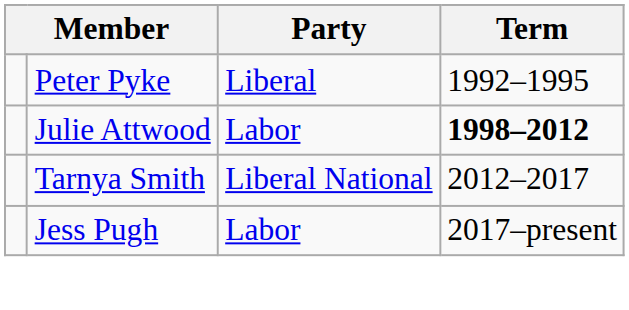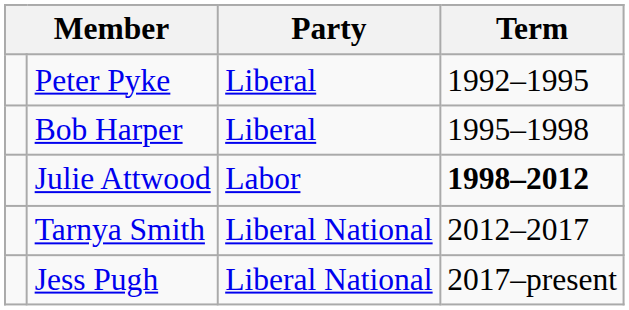+ row: (109, 129)
(263, 229) Labor -> (329, 279) Liberal National
